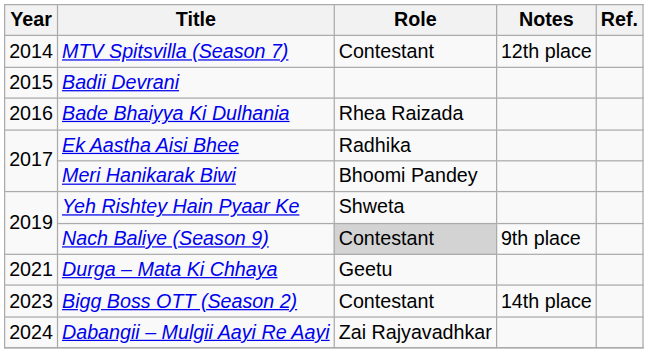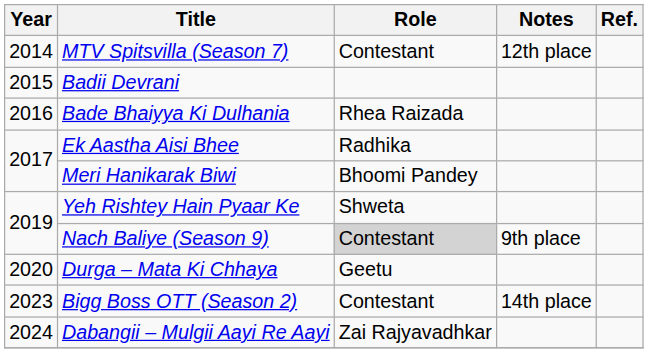(31, 269) 2021 -> (31, 269) 2020
